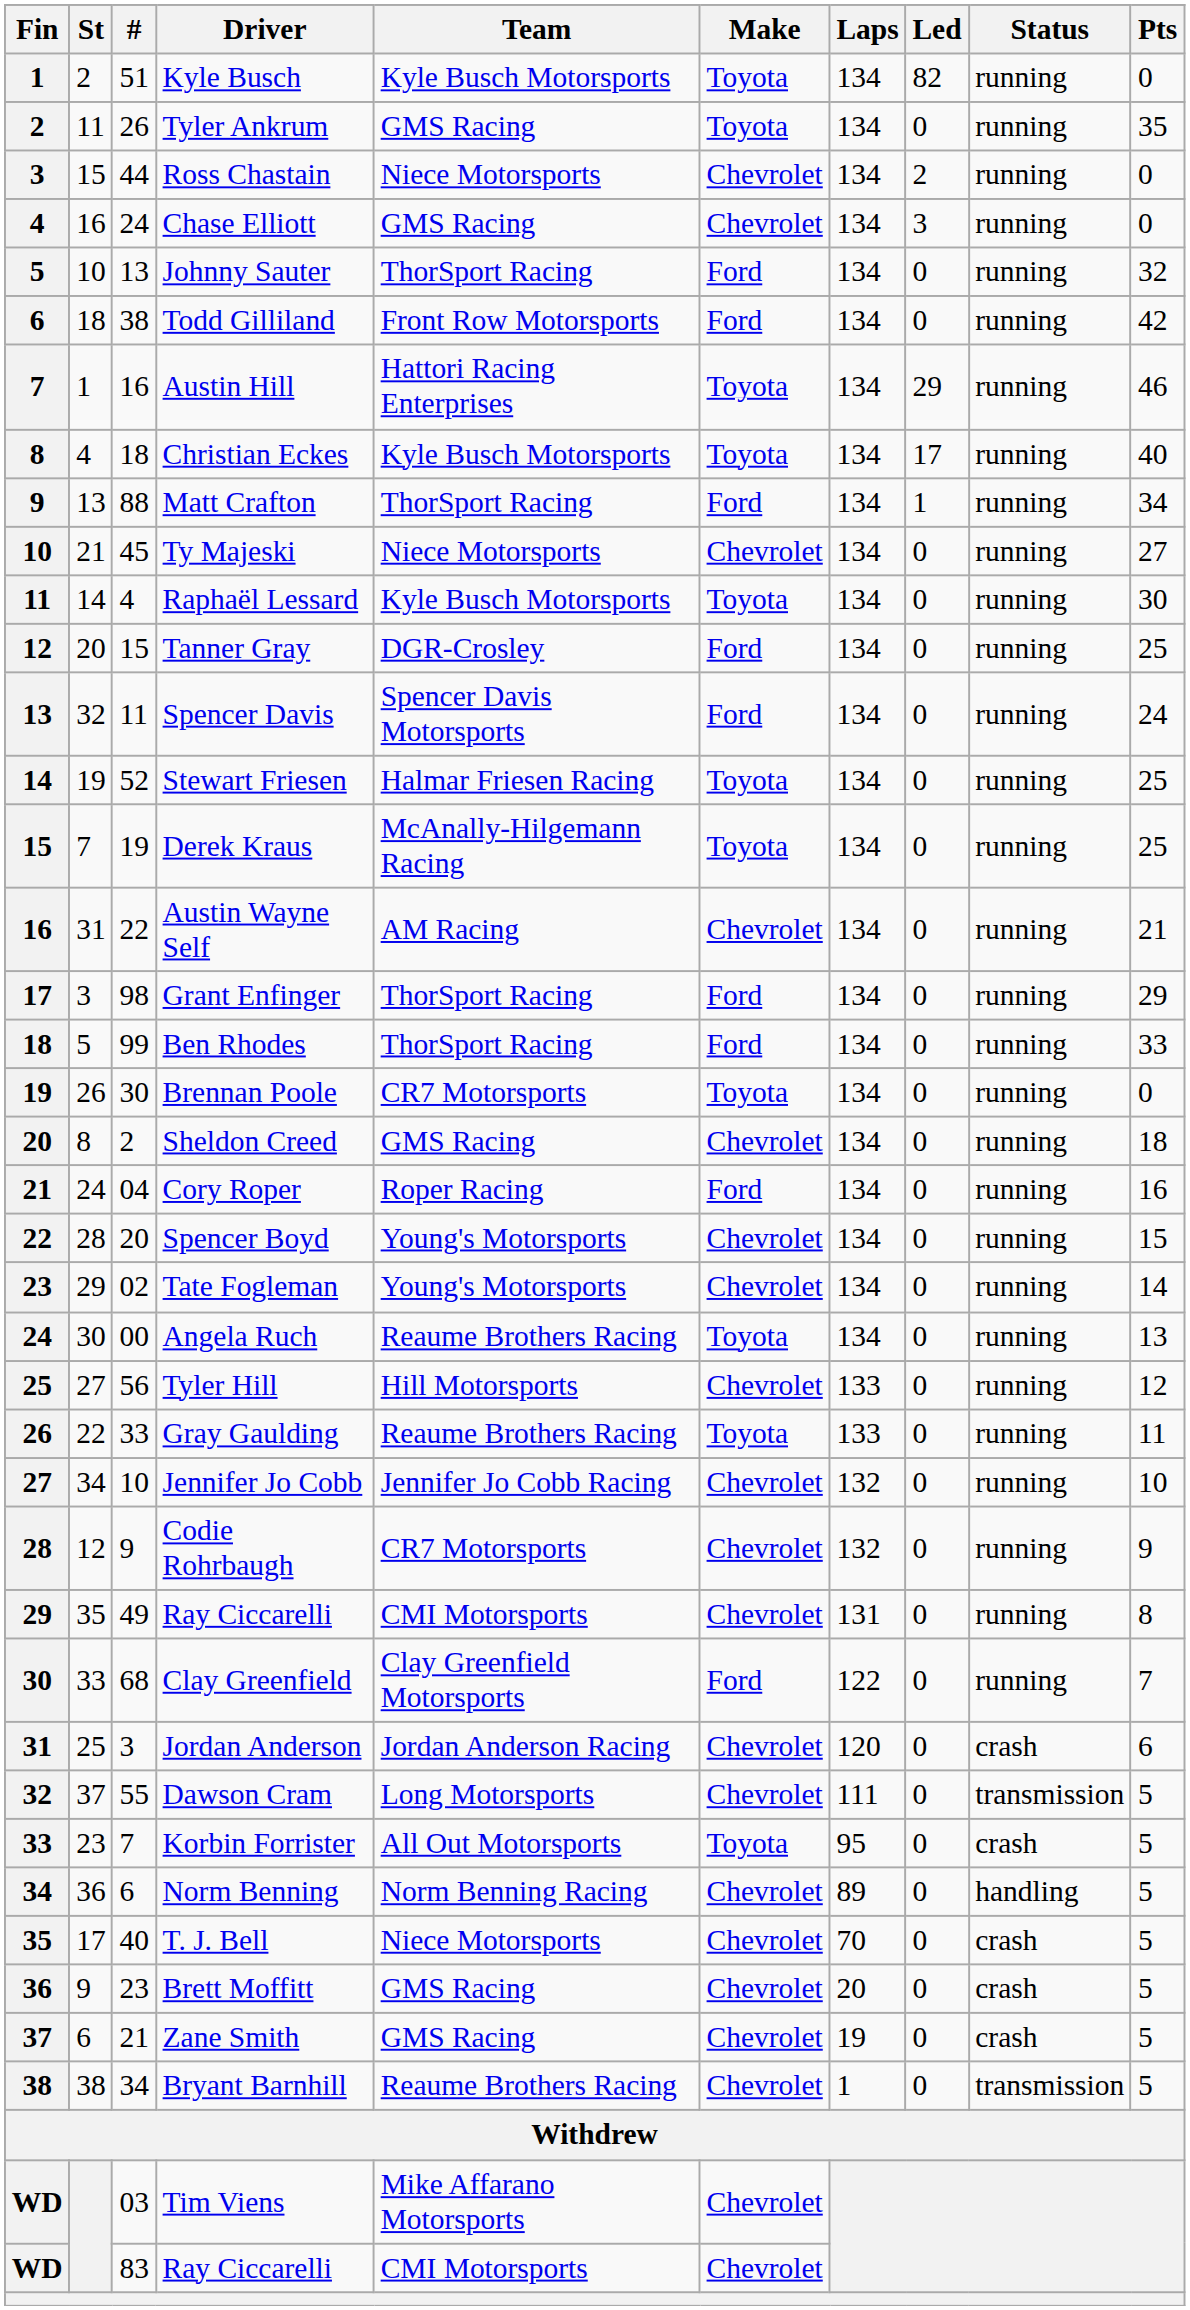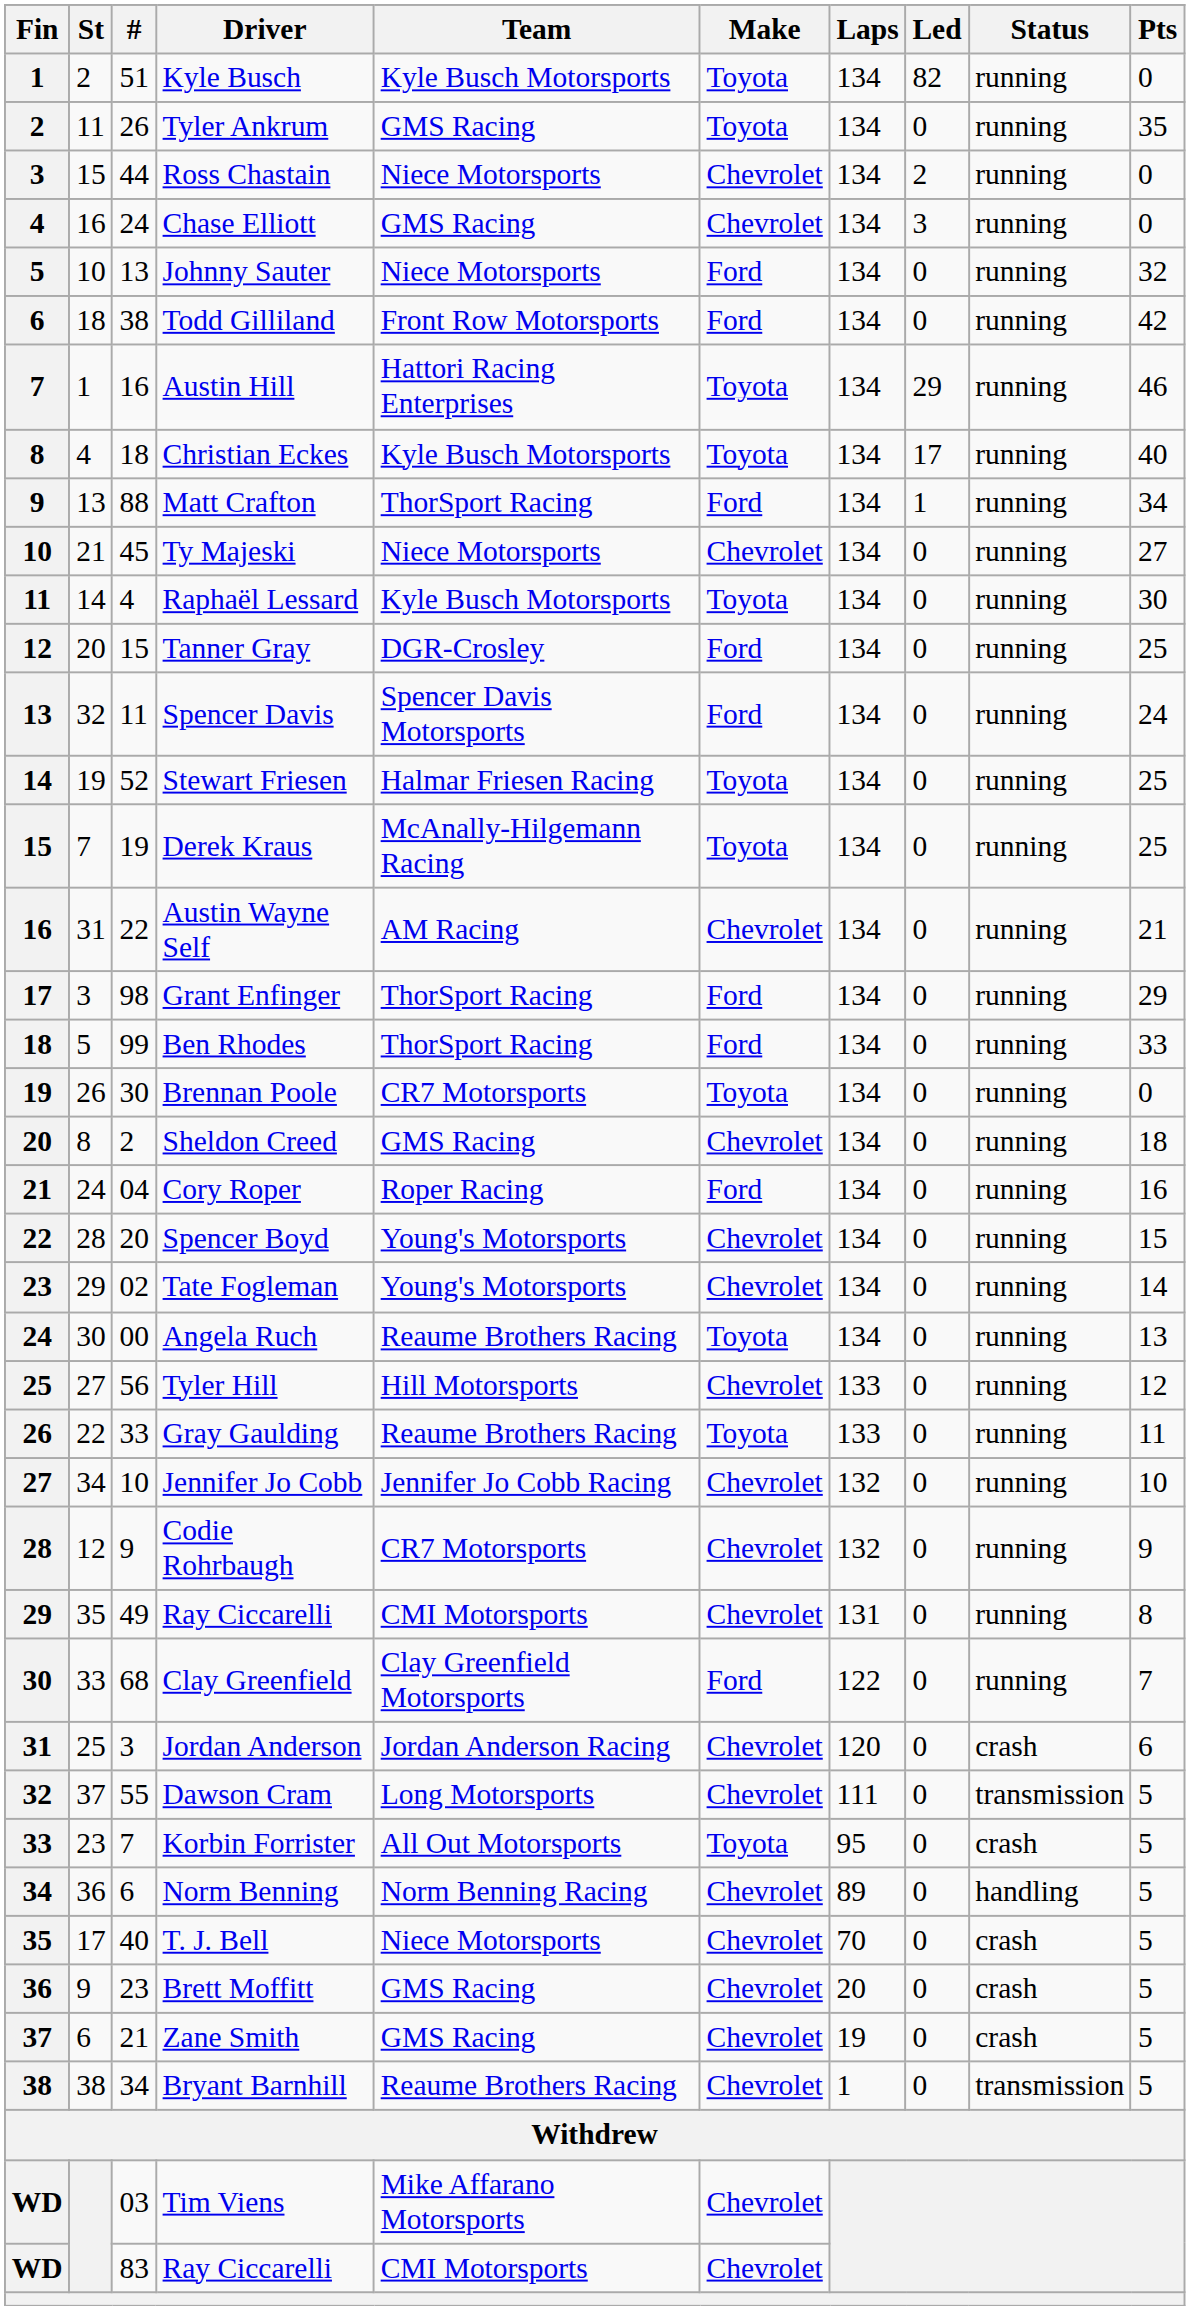(487, 272) ThorSport Racing -> (491, 272) Niece Motorsports
